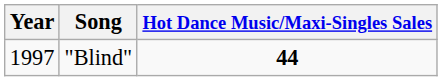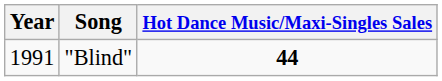(32, 57) 1997 -> (32, 57) 1991
